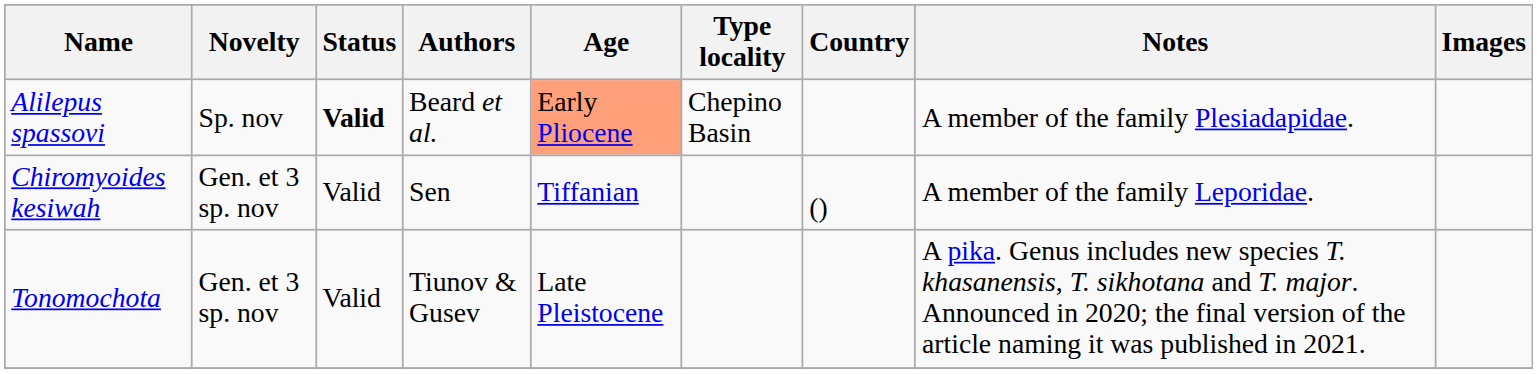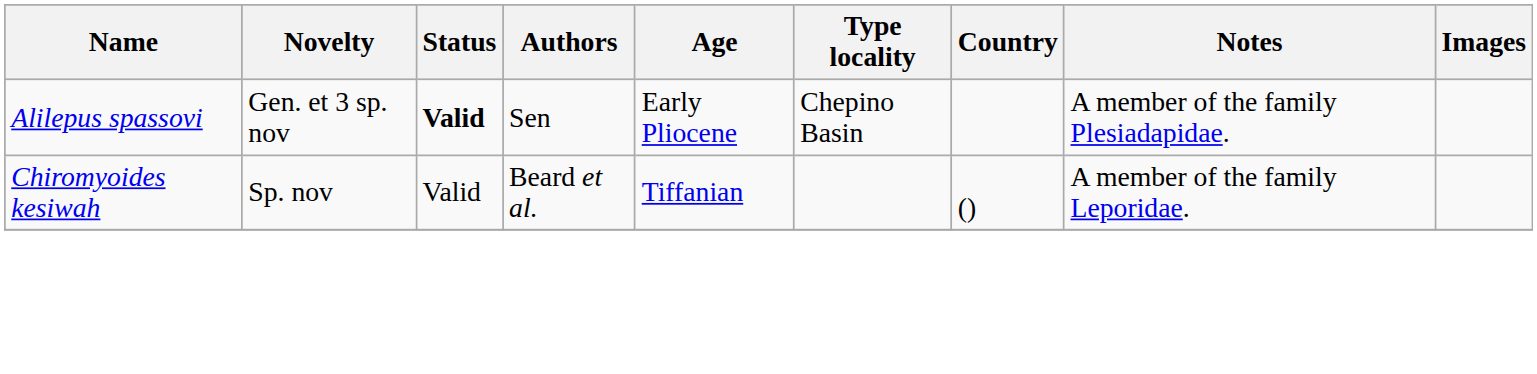(241, 117) Sp. nov -> (318, 117) Gen. et 3 sp. nov
(456, 117) Beard et al. -> (530, 117) Sen
(585, 117) lightsalmon background -> (689, 117) no background
(249, 192) Gen. et 3 sp. nov -> (291, 192) Sp. nov
(430, 192) Sen -> (556, 192) Beard et al.
- row: (86, 298)
